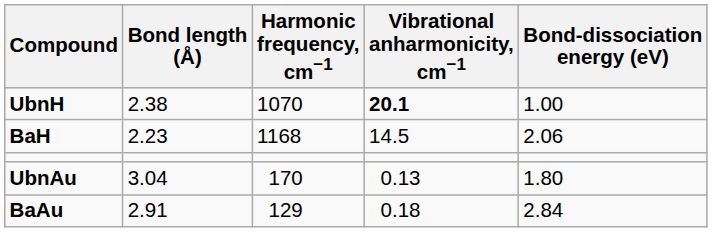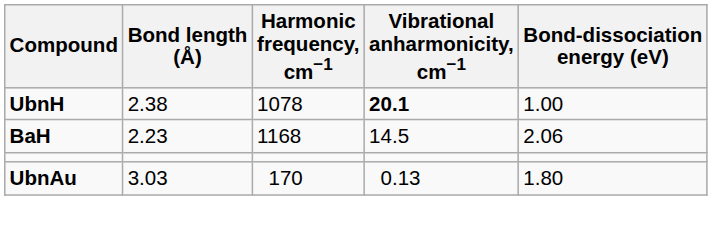(280, 104) 1070 -> (280, 104) 1078
(148, 178) 3.04 -> (148, 178) 3.03
- row: (36, 210)
